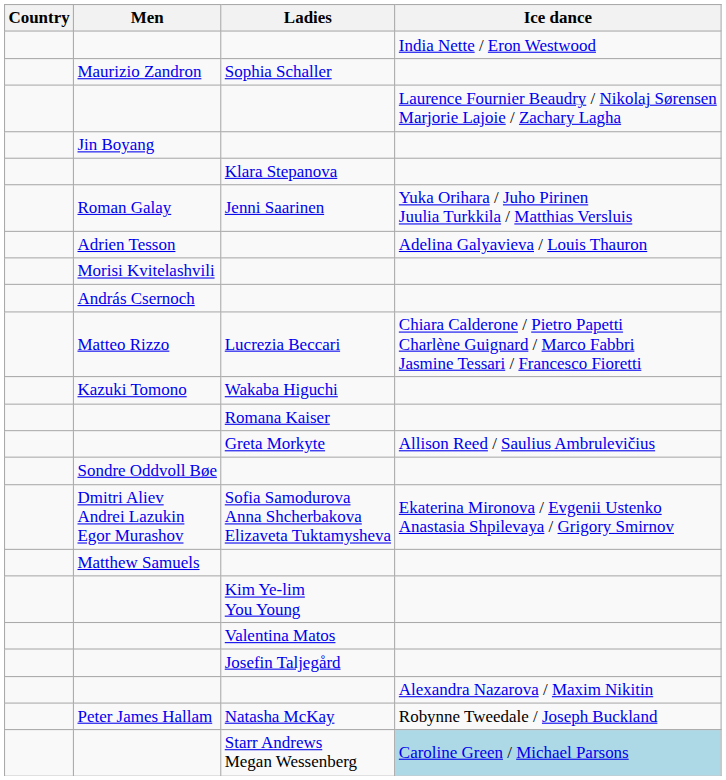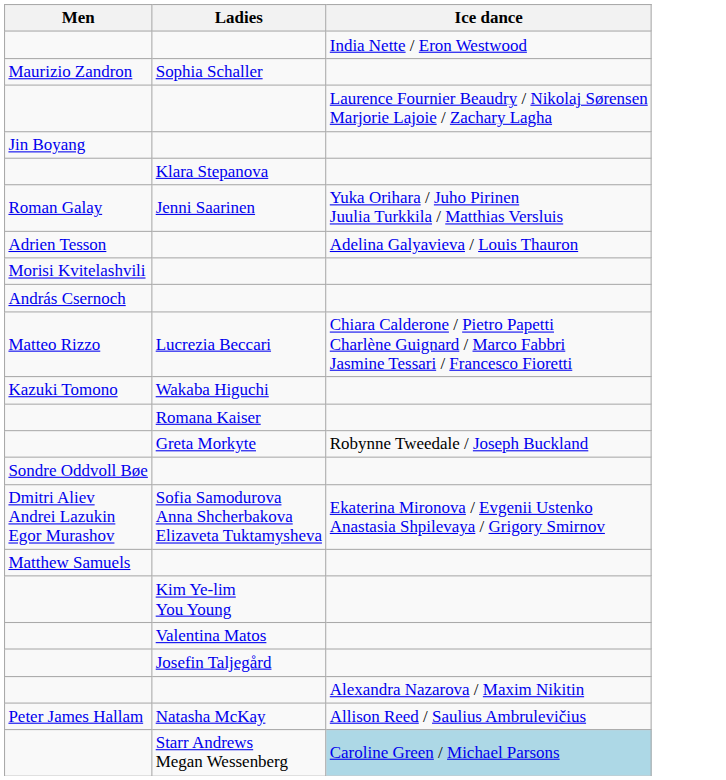- column: (39, 17)
(527, 443) Allison Reed / Saulius Ambrulevičius -> (459, 443) Robynne Tweedale / Joseph Buckland
(528, 716) Robynne Tweedale / Joseph Buckland -> (458, 716) Allison Reed / Saulius Ambrulevičius
